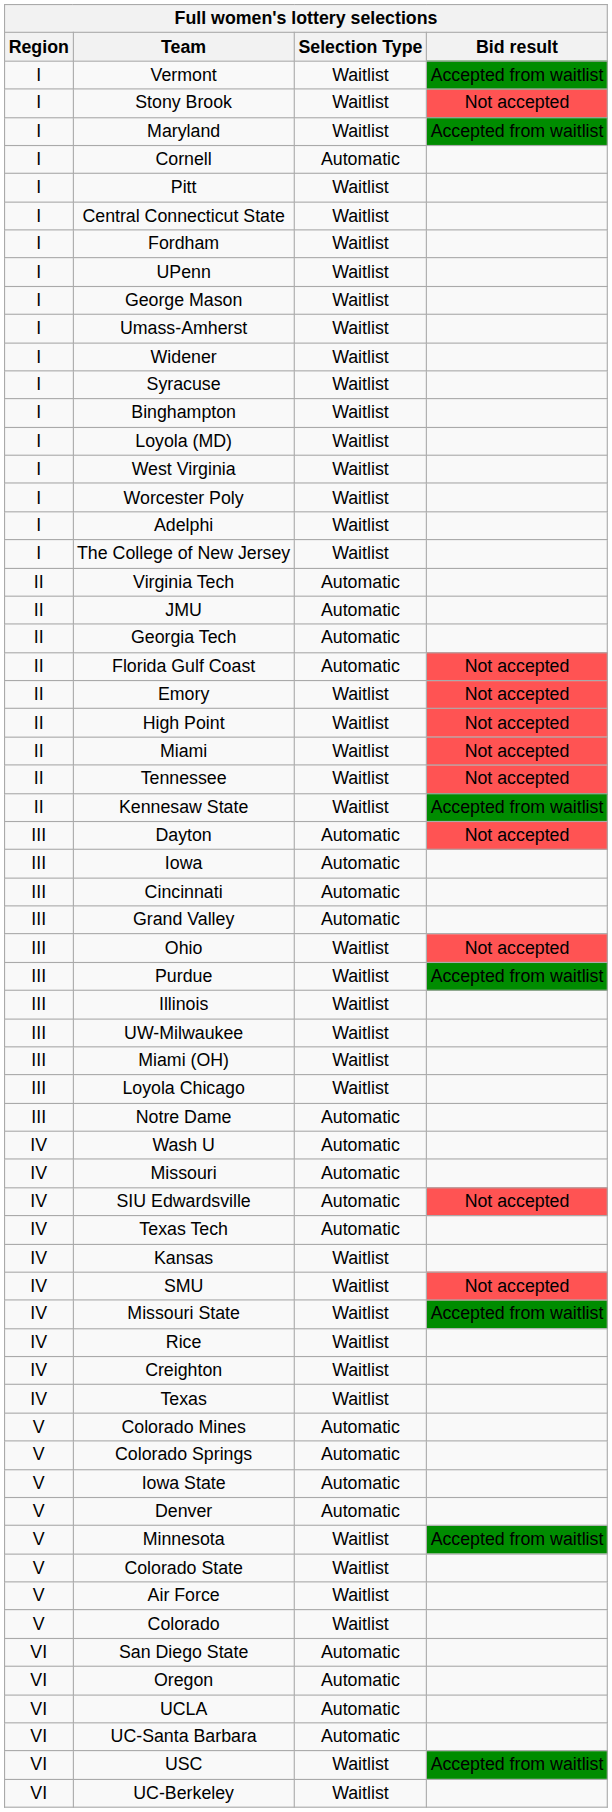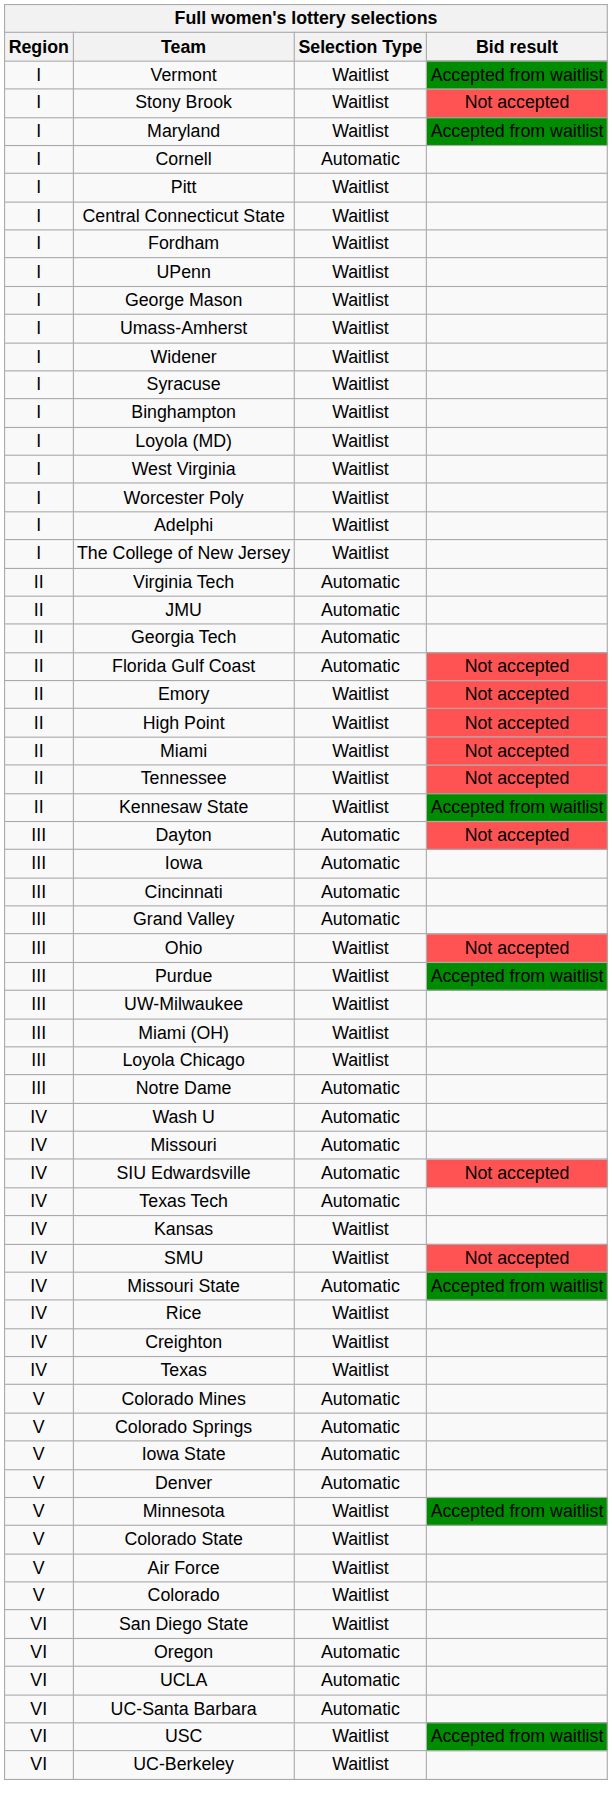- row: (184, 1004)
(360, 1314) Waitlist -> (360, 1286) Automatic
(360, 1652) Automatic -> (360, 1624) Waitlist
